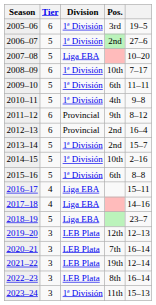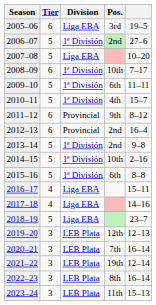(83, 26) 1ª División -> (81, 26) Liga EBA
(138, 100) 9–8 -> (138, 100) 15–7
(138, 144) 15–7 -> (138, 144) 9–8
(83, 292) 1ª División -> (81, 292) LEB Plata
